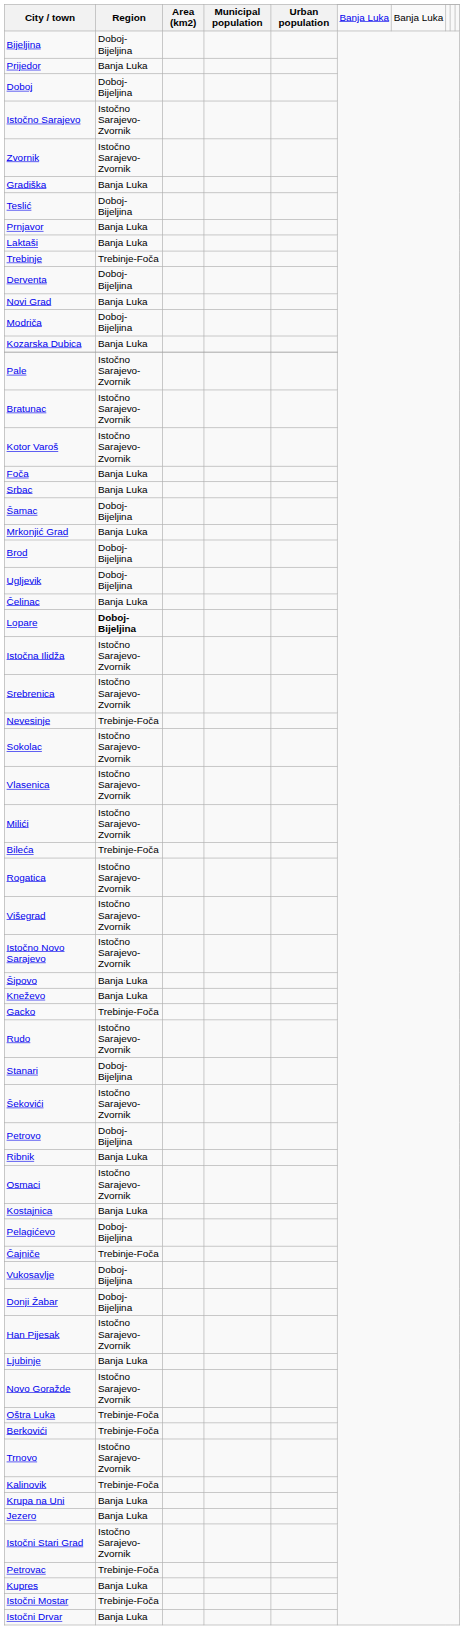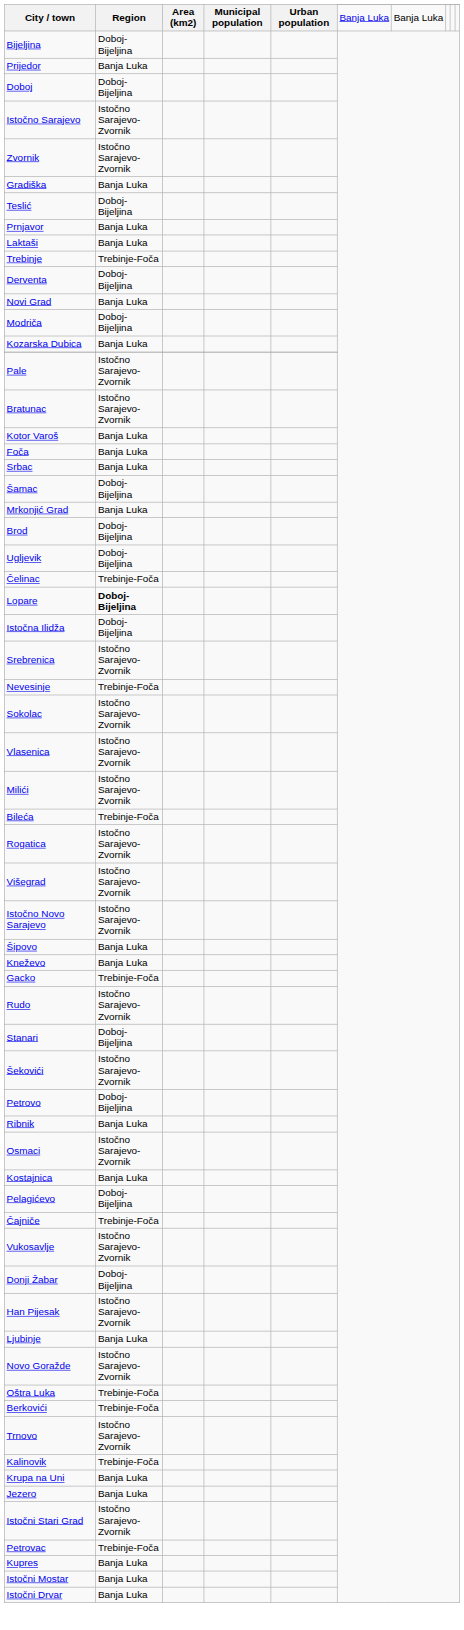(119, 447) Istočno Sarajevo-Zvornik -> (123, 436) Banja Luka
(123, 601) Banja Luka -> (128, 579) Trebinje-Foča
(119, 655) Istočno Sarajevo-Zvornik -> (115, 627) Doboj-Bijeljina
(115, 1275) Doboj-Bijeljina -> (119, 1247) Istočno Sarajevo-Zvornik
(128, 1601) Trebinje-Foča -> (123, 1579) Banja Luka
